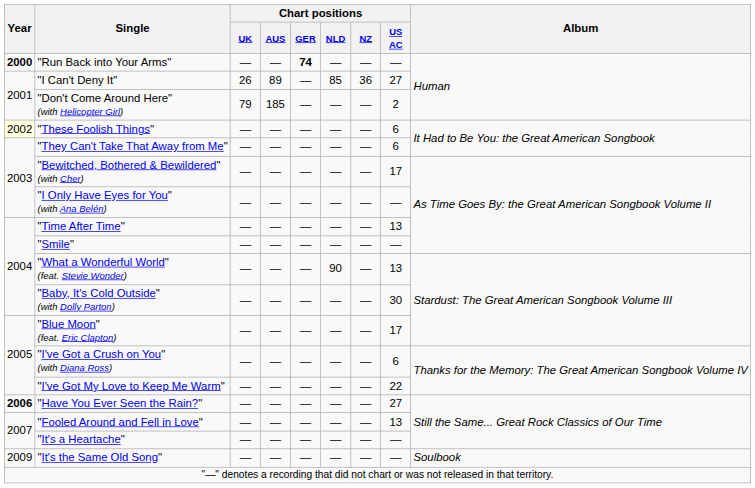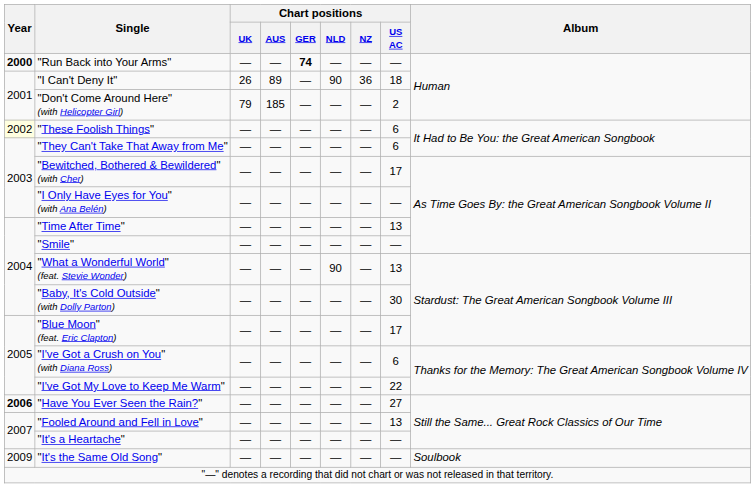(336, 80) 85 -> (336, 80) 90
(396, 80) 27 -> (396, 80) 18
